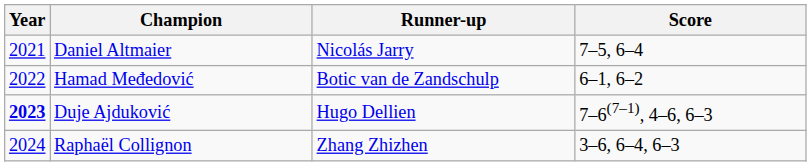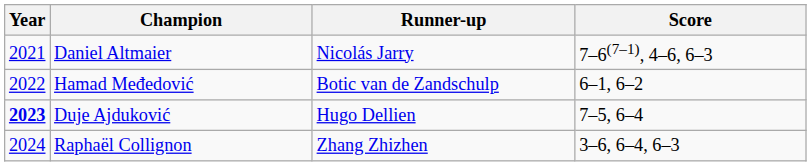(611, 50) 7–5, 6–4 -> (646, 52) 7–6(7–1), 4–6, 6–3
(646, 112) 7–6(7–1), 4–6, 6–3 -> (611, 115) 7–5, 6–4
